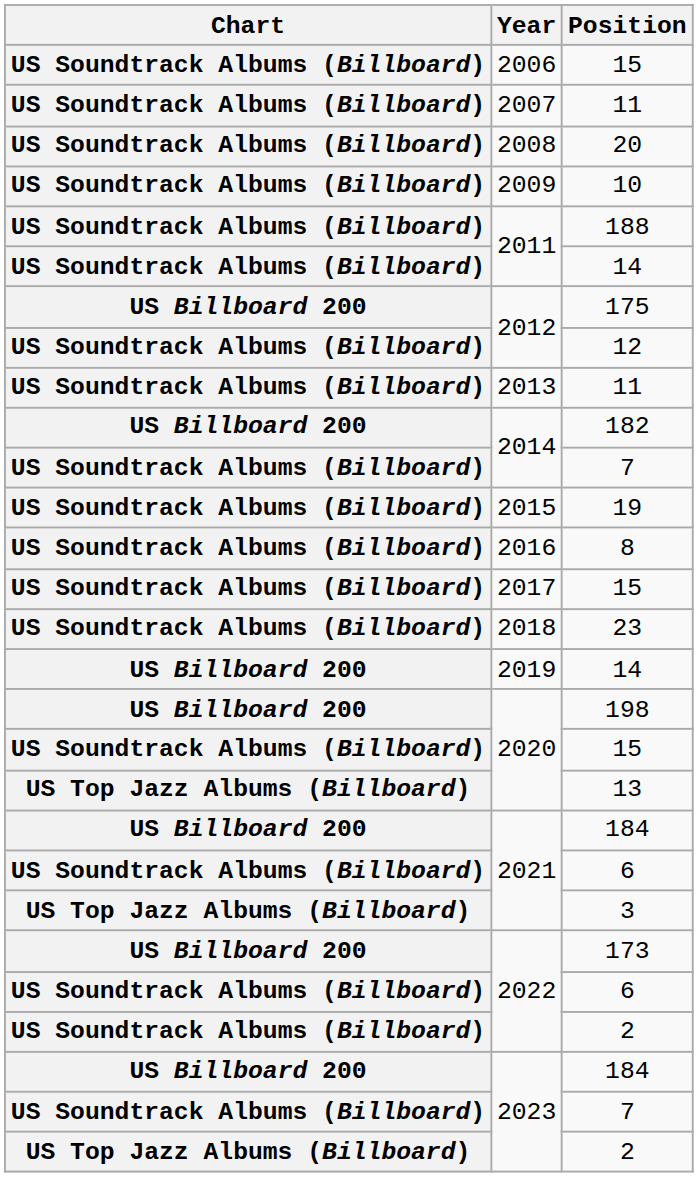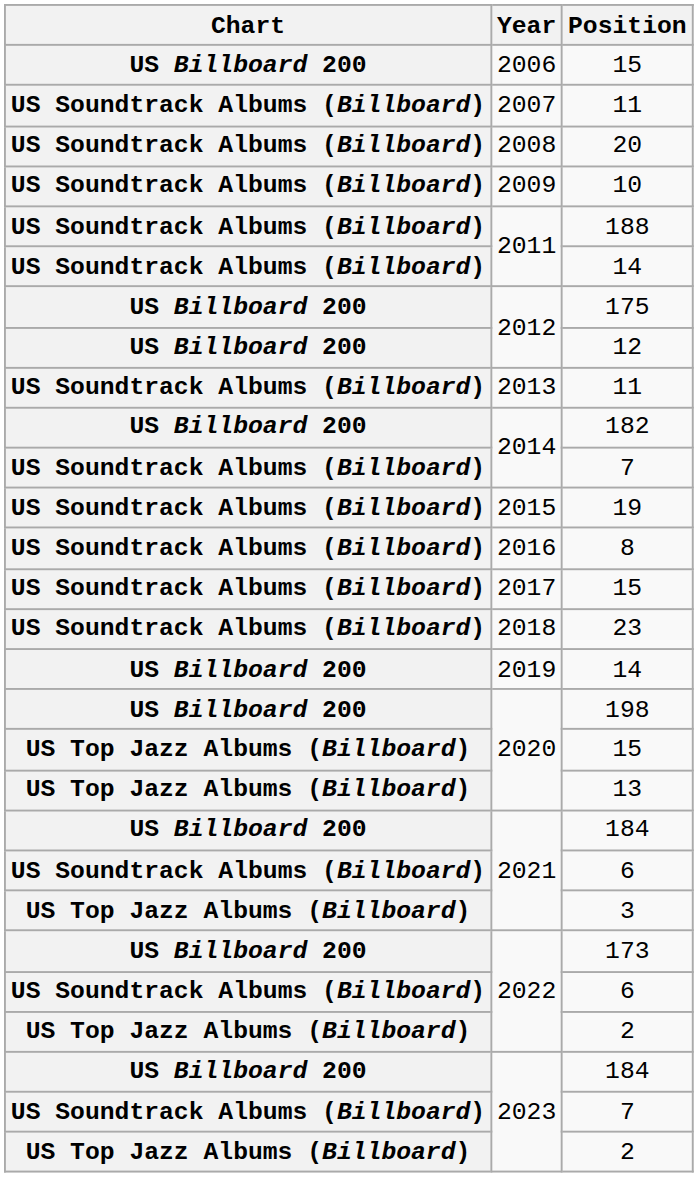(248, 65) US Soundtrack Albums (Billboard) -> (248, 65) US Billboard 200
(248, 347) US Soundtrack Albums (Billboard) -> (248, 347) US Billboard 200
(248, 750) US Soundtrack Albums (Billboard) -> (248, 750) US Top Jazz Albums (Billboard)
(248, 1031) US Soundtrack Albums (Billboard) -> (248, 1031) US Top Jazz Albums (Billboard)
